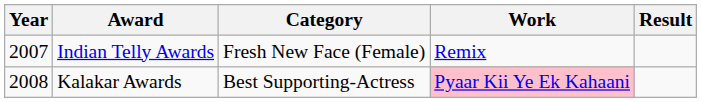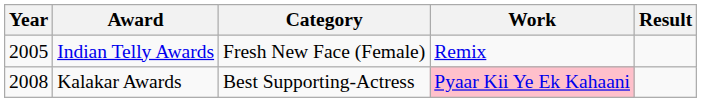(29, 50) 2007 -> (29, 50) 2005
